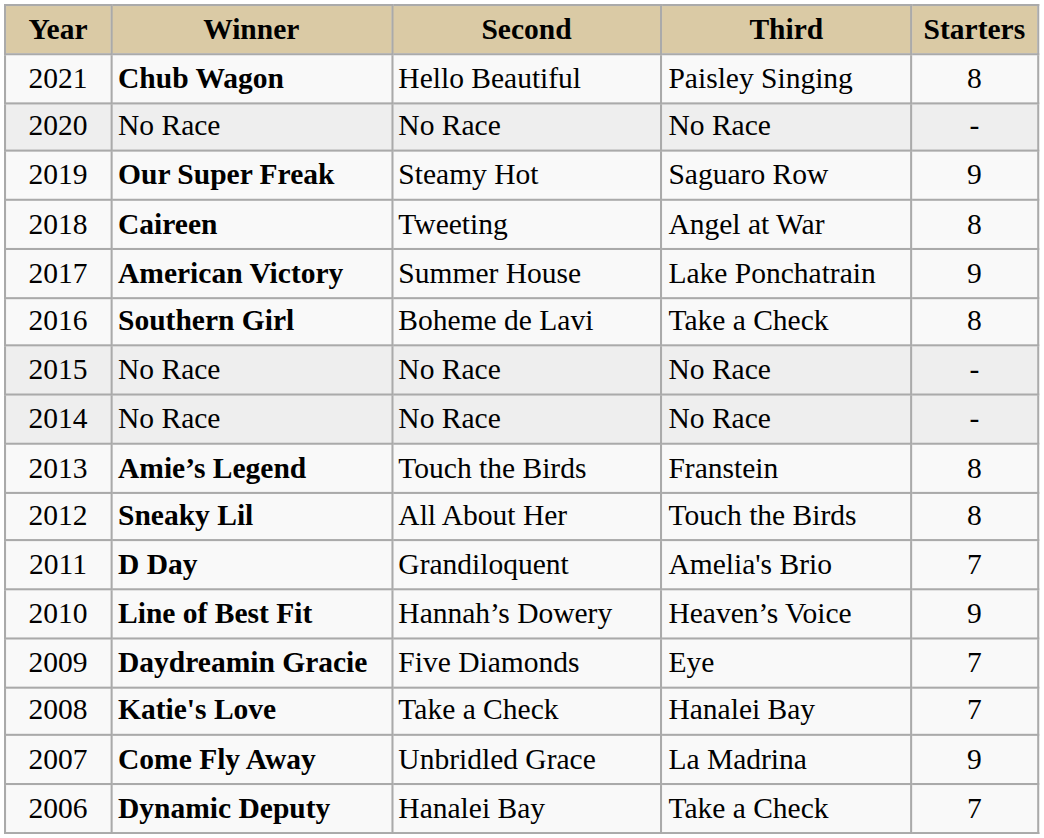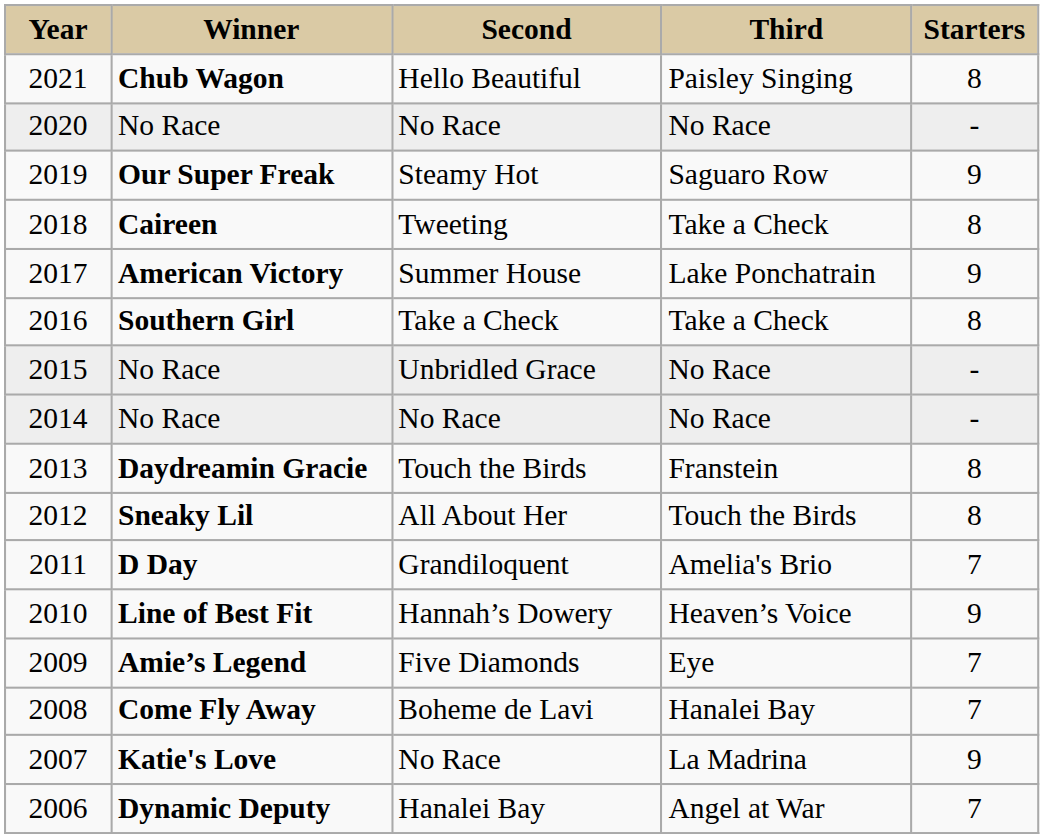(746, 223) Angel at War -> (749, 223) Take a Check
(496, 321) Boheme de Lavi -> (478, 321) Take a Check
(450, 370) No Race -> (497, 370) Unbridled Grace
(212, 467) Amie’s Legend -> (243, 467) Daydreamin Gracie
(243, 662) Daydreamin Gracie -> (212, 662) Amie’s Legend
(197, 710) Katie's Love -> (217, 710) Come Fly Away
(478, 710) Take a Check -> (496, 710) Boheme de Lavi
(217, 759) Come Fly Away -> (197, 759) Katie's Love
(497, 759) Unbridled Grace -> (450, 759) No Race
(749, 808) Take a Check -> (746, 808) Angel at War
